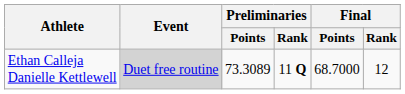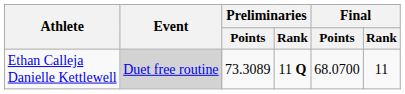(337, 69) 68.7000 -> (337, 69) 68.0700
(382, 69) 12 -> (382, 69) 11
